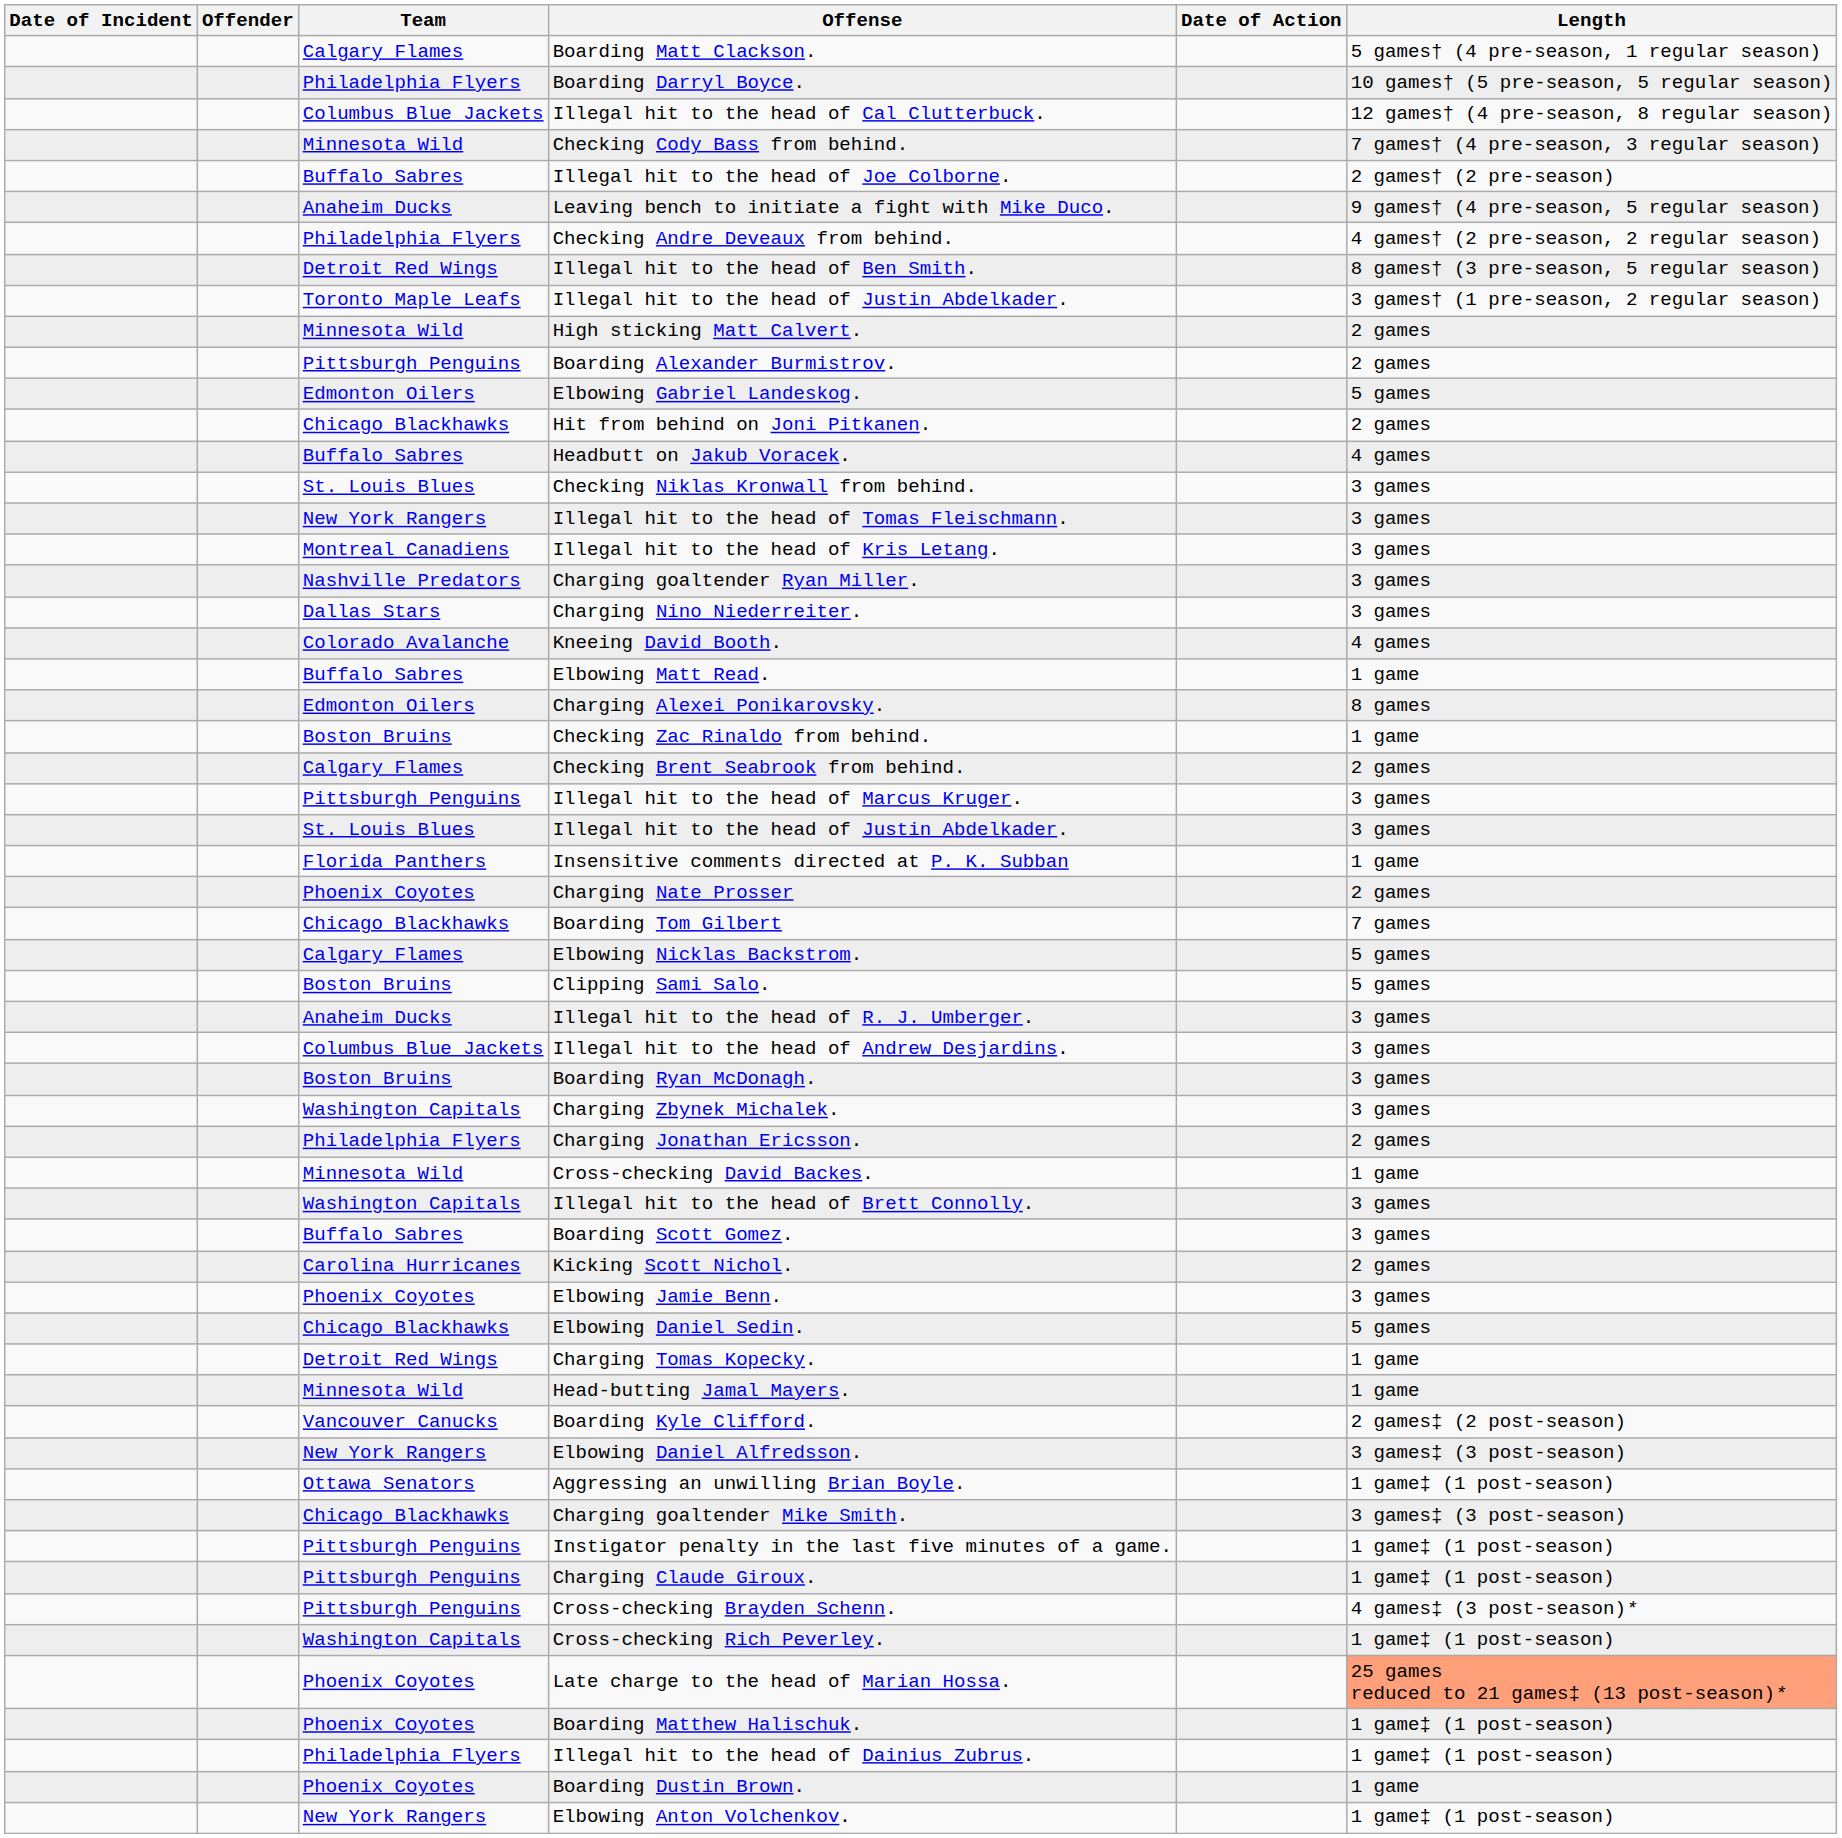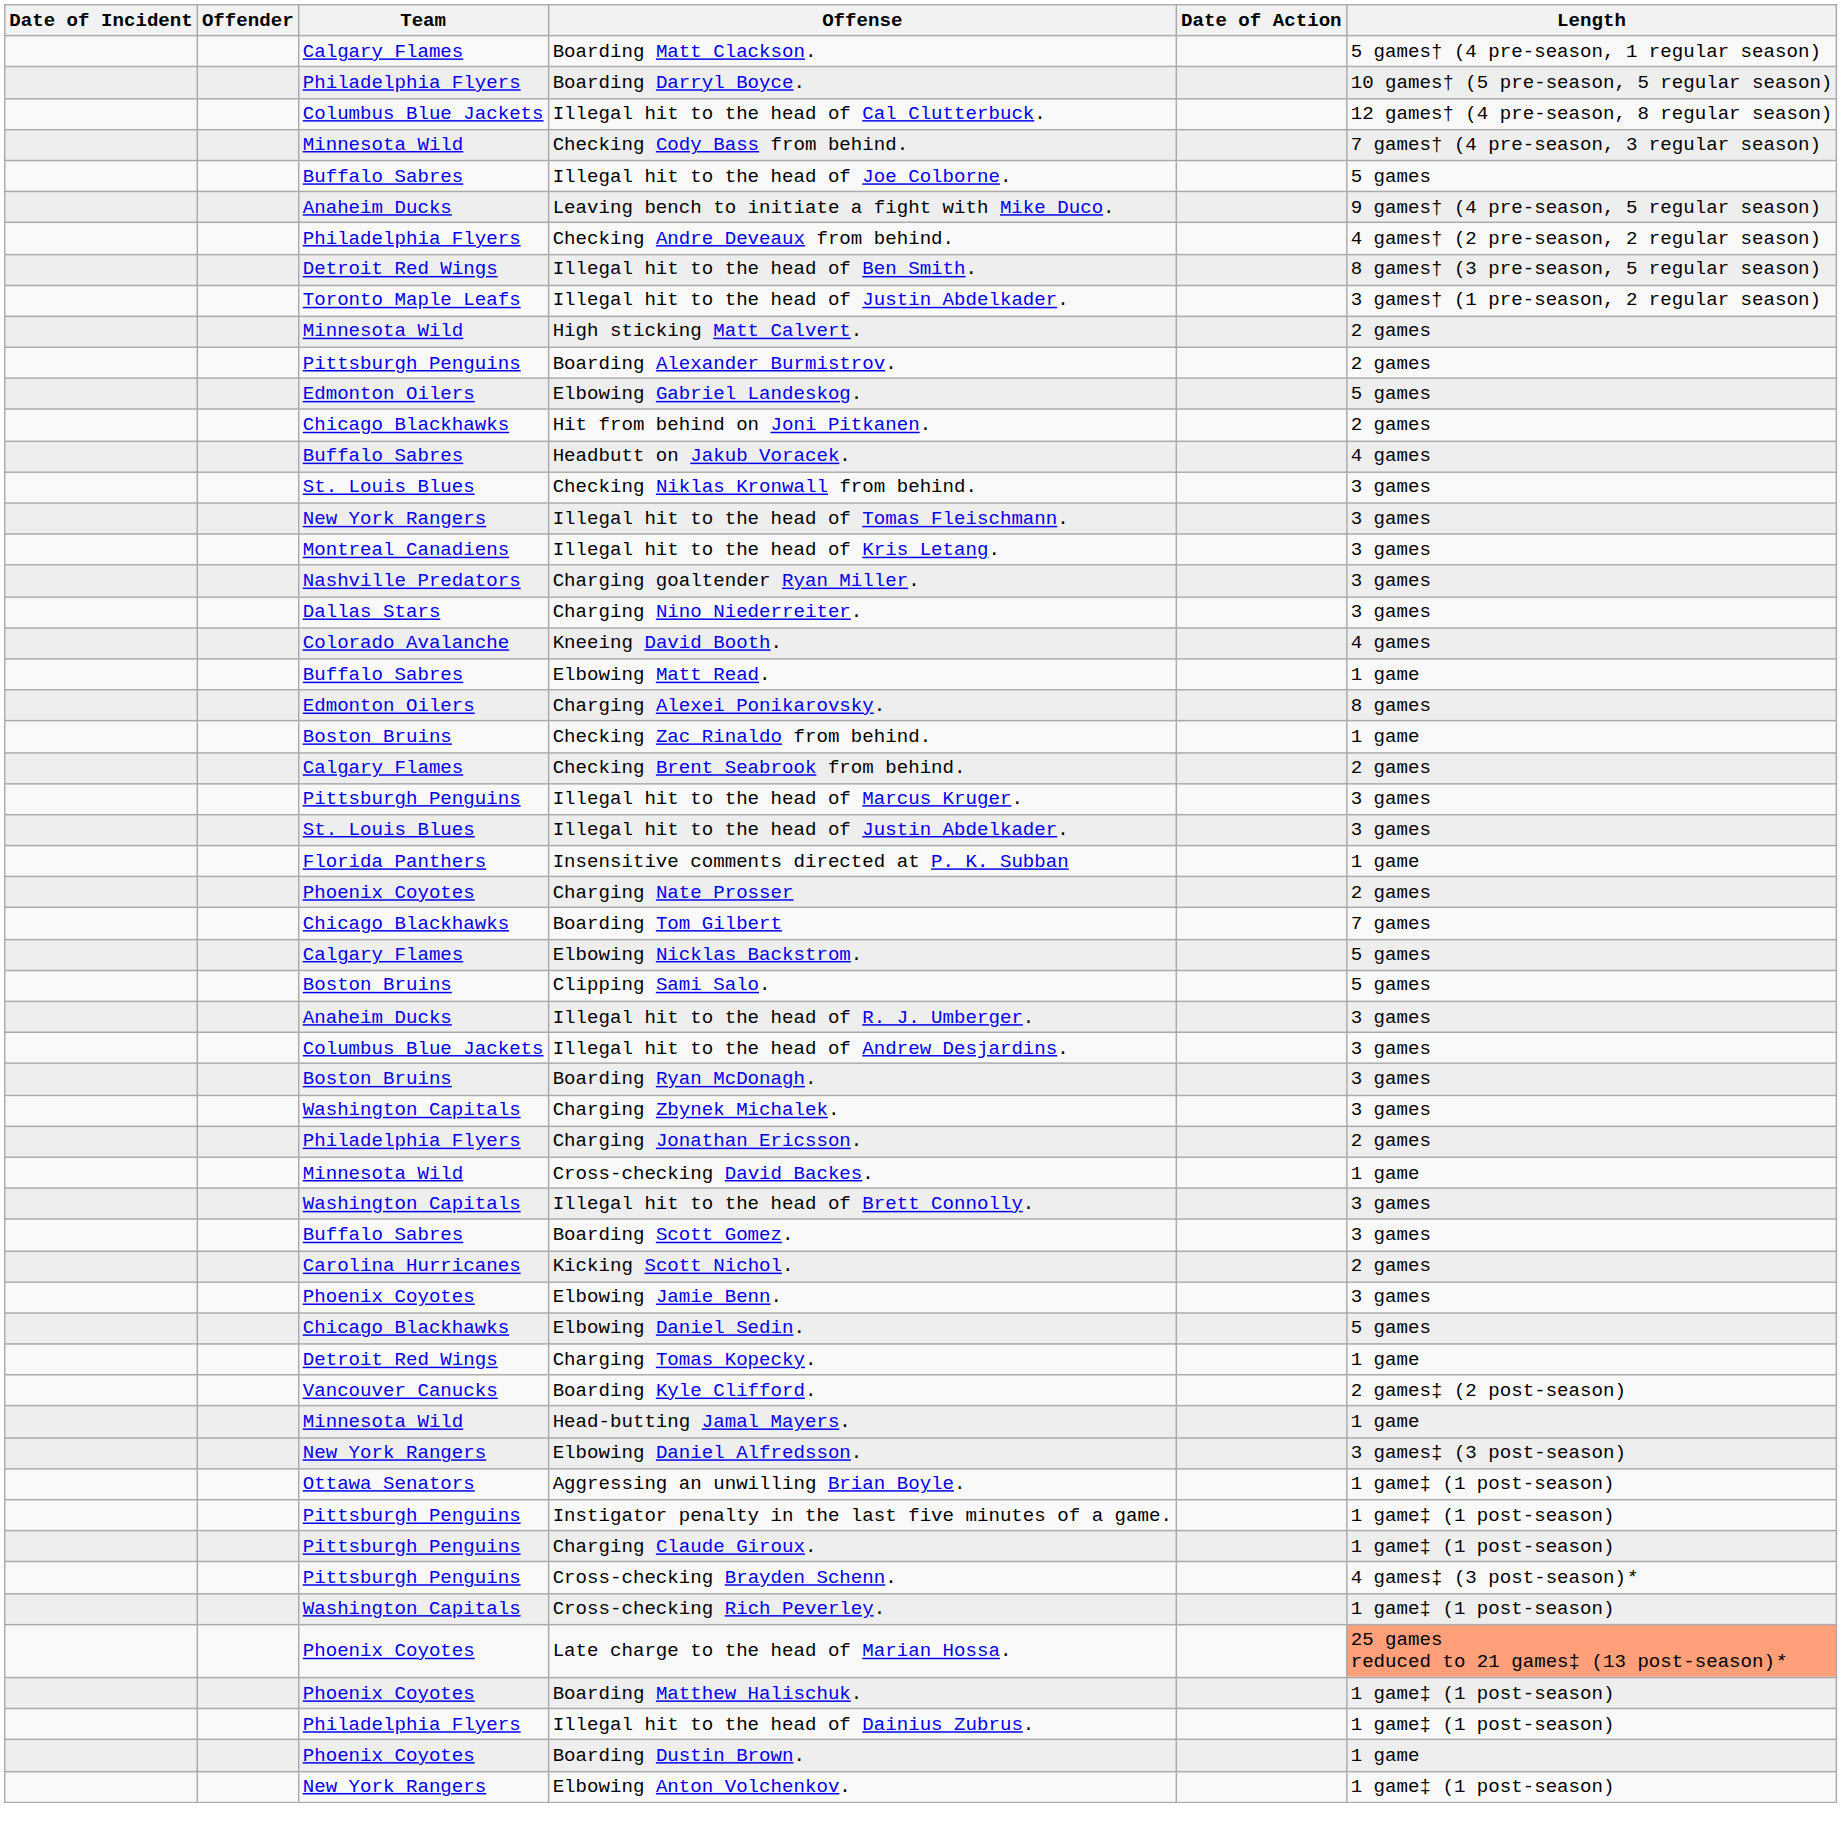(1483, 176) 2 games† (2 pre-season) -> (1391, 176) 5 games
rows swapped: (383, 1391) <-> (400, 1422)
- row: (406, 1515)
